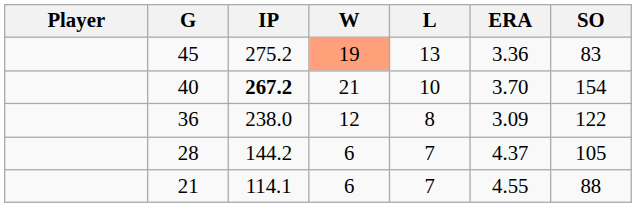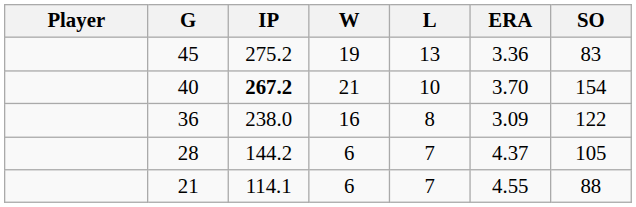(349, 53) lightsalmon background -> (349, 53) no background
(349, 119) 12 -> (349, 119) 16
